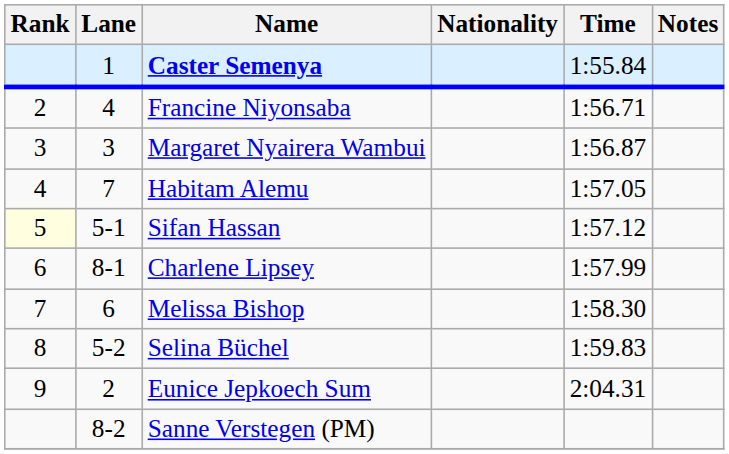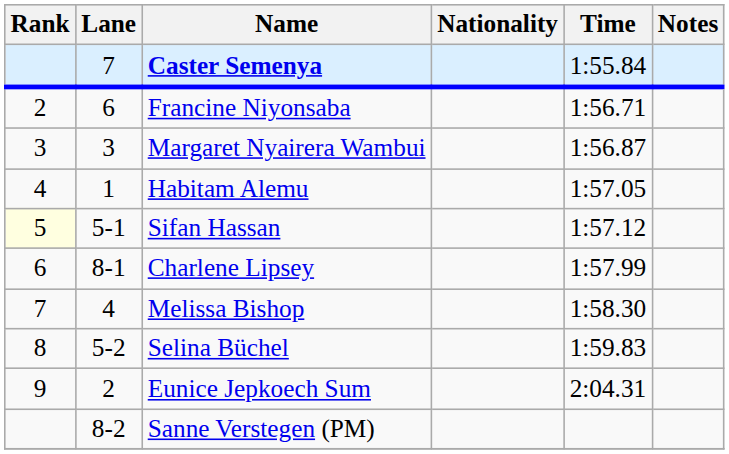(109, 64) 1 -> (109, 64) 7
(109, 107) 4 -> (109, 107) 6
(109, 188) 7 -> (109, 188) 1
(109, 308) 6 -> (109, 308) 4
